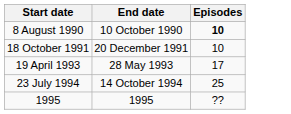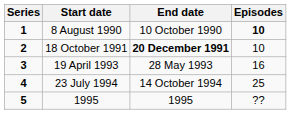+ column: (23, 13)
(141, 48) normal -> (181, 48) bold
(218, 65) 17 -> (258, 65) 16
